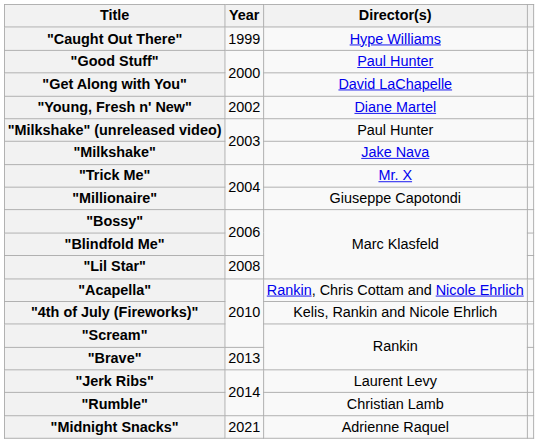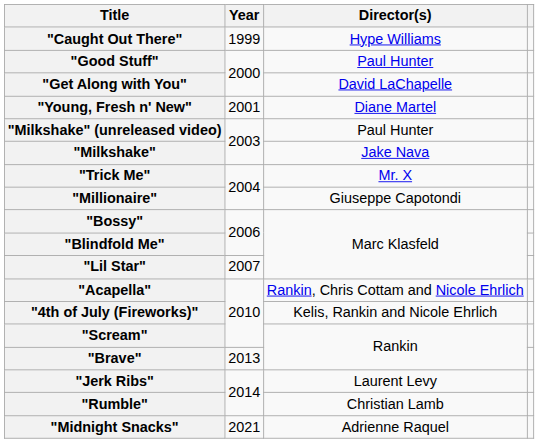(244, 107) 2002 -> (244, 107) 2001
(244, 267) 2008 -> (244, 267) 2007
